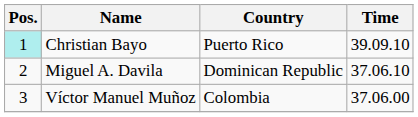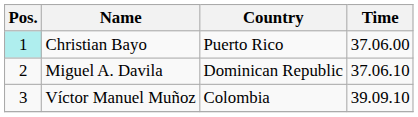(380, 44) 39.09.10 -> (380, 44) 37.06.00
(380, 97) 37.06.00 -> (380, 97) 39.09.10
